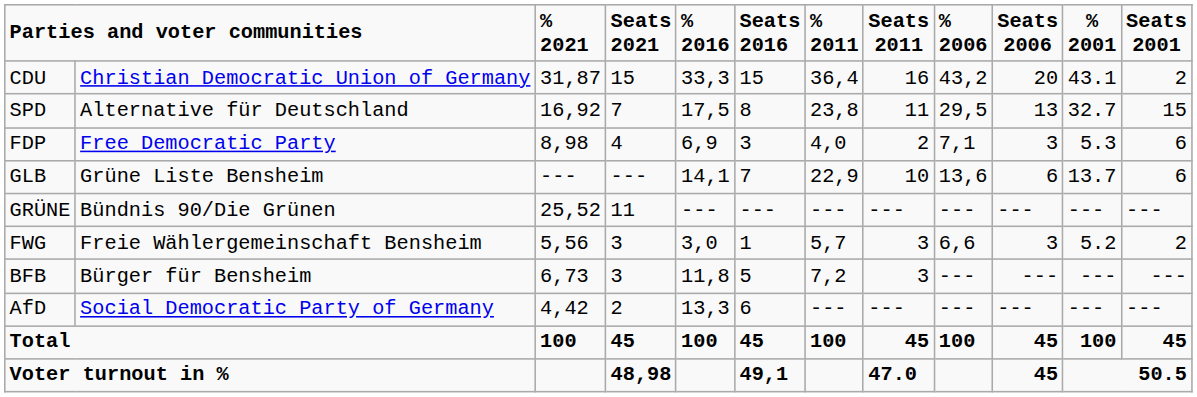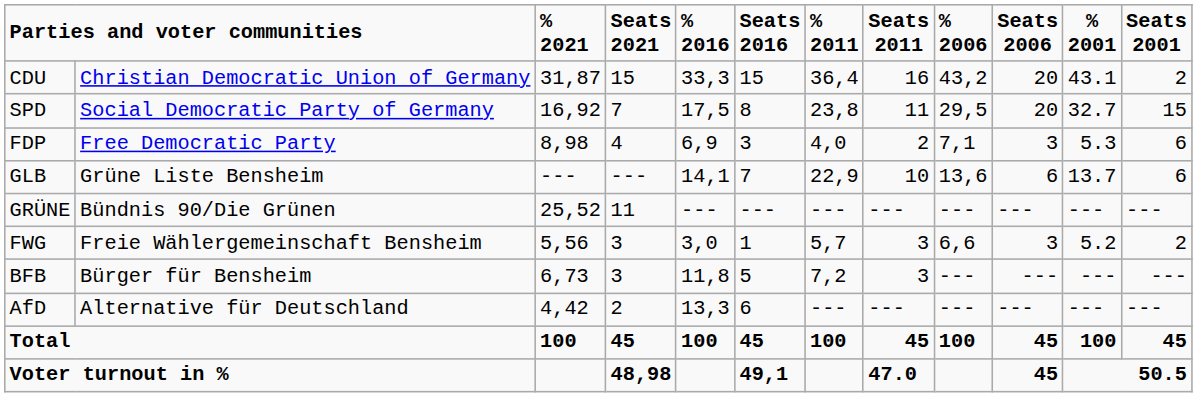(244, 111) Alternative für Deutschland -> (287, 111) Social Democratic Party of Germany
(1046, 111) 13 -> (1046, 111) 20
(287, 309) Social Democratic Party of Germany -> (244, 309) Alternative für Deutschland
